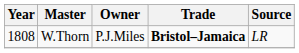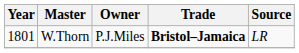(21, 36) 1808 -> (21, 36) 1801
